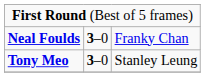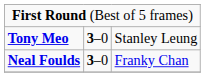rows swapped: (44, 38) <-> (38, 60)
